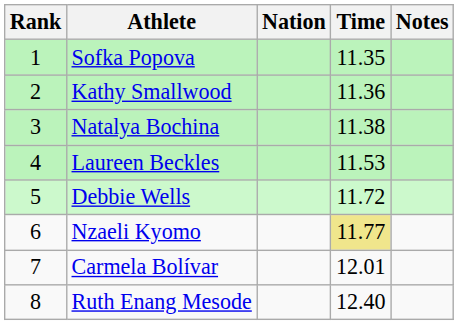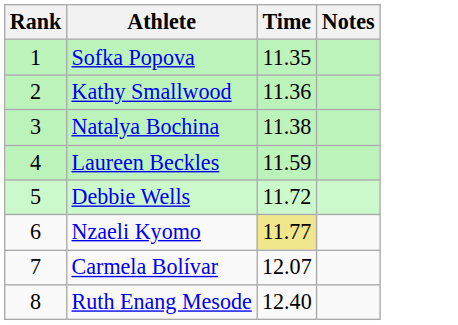- column: (294, 22)
(361, 162) 11.53 -> (287, 162) 11.59
(361, 267) 12.01 -> (287, 267) 12.07
